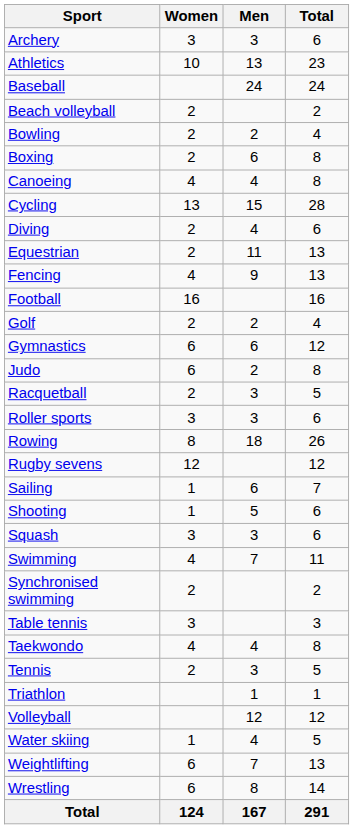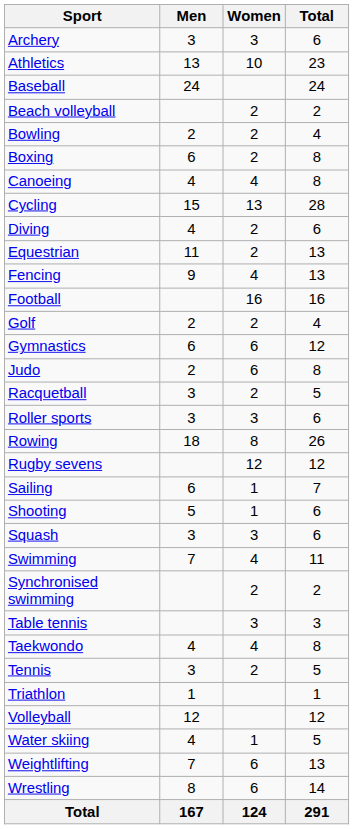columns swapped: (254, 16) <-> (191, 16)
